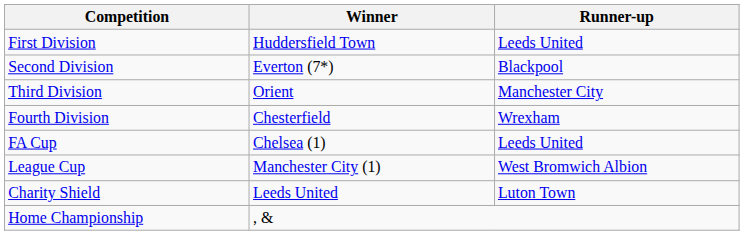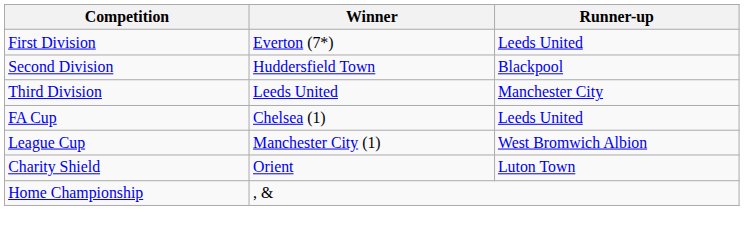(314, 42) Huddersfield Town -> (293, 42) Everton (7*)
(293, 67) Everton (7*) -> (314, 67) Huddersfield Town
(273, 92) Orient -> (295, 92) Leeds United
- row: (59, 117)
(295, 192) Leeds United -> (273, 167) Orient
